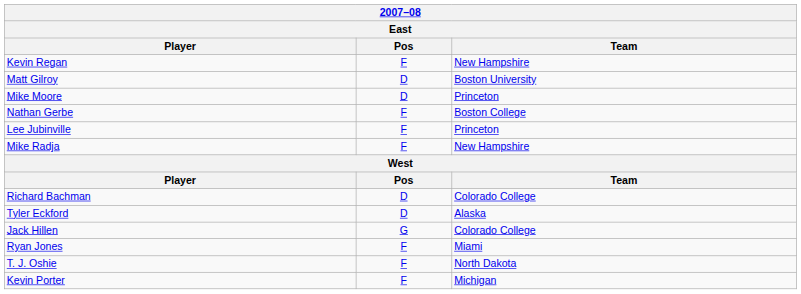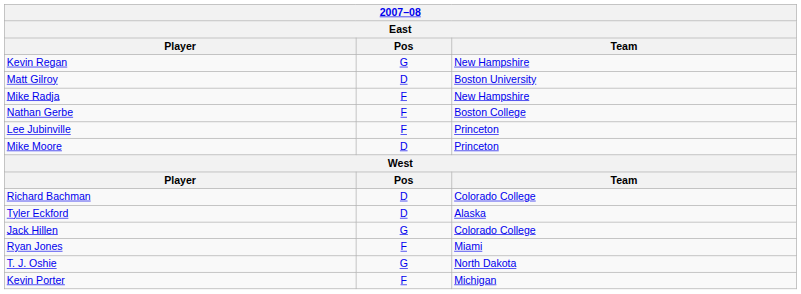(404, 63) F -> (404, 63) G
rows swapped: (34, 96) <-> (33, 146)
(404, 264) F -> (404, 264) G
